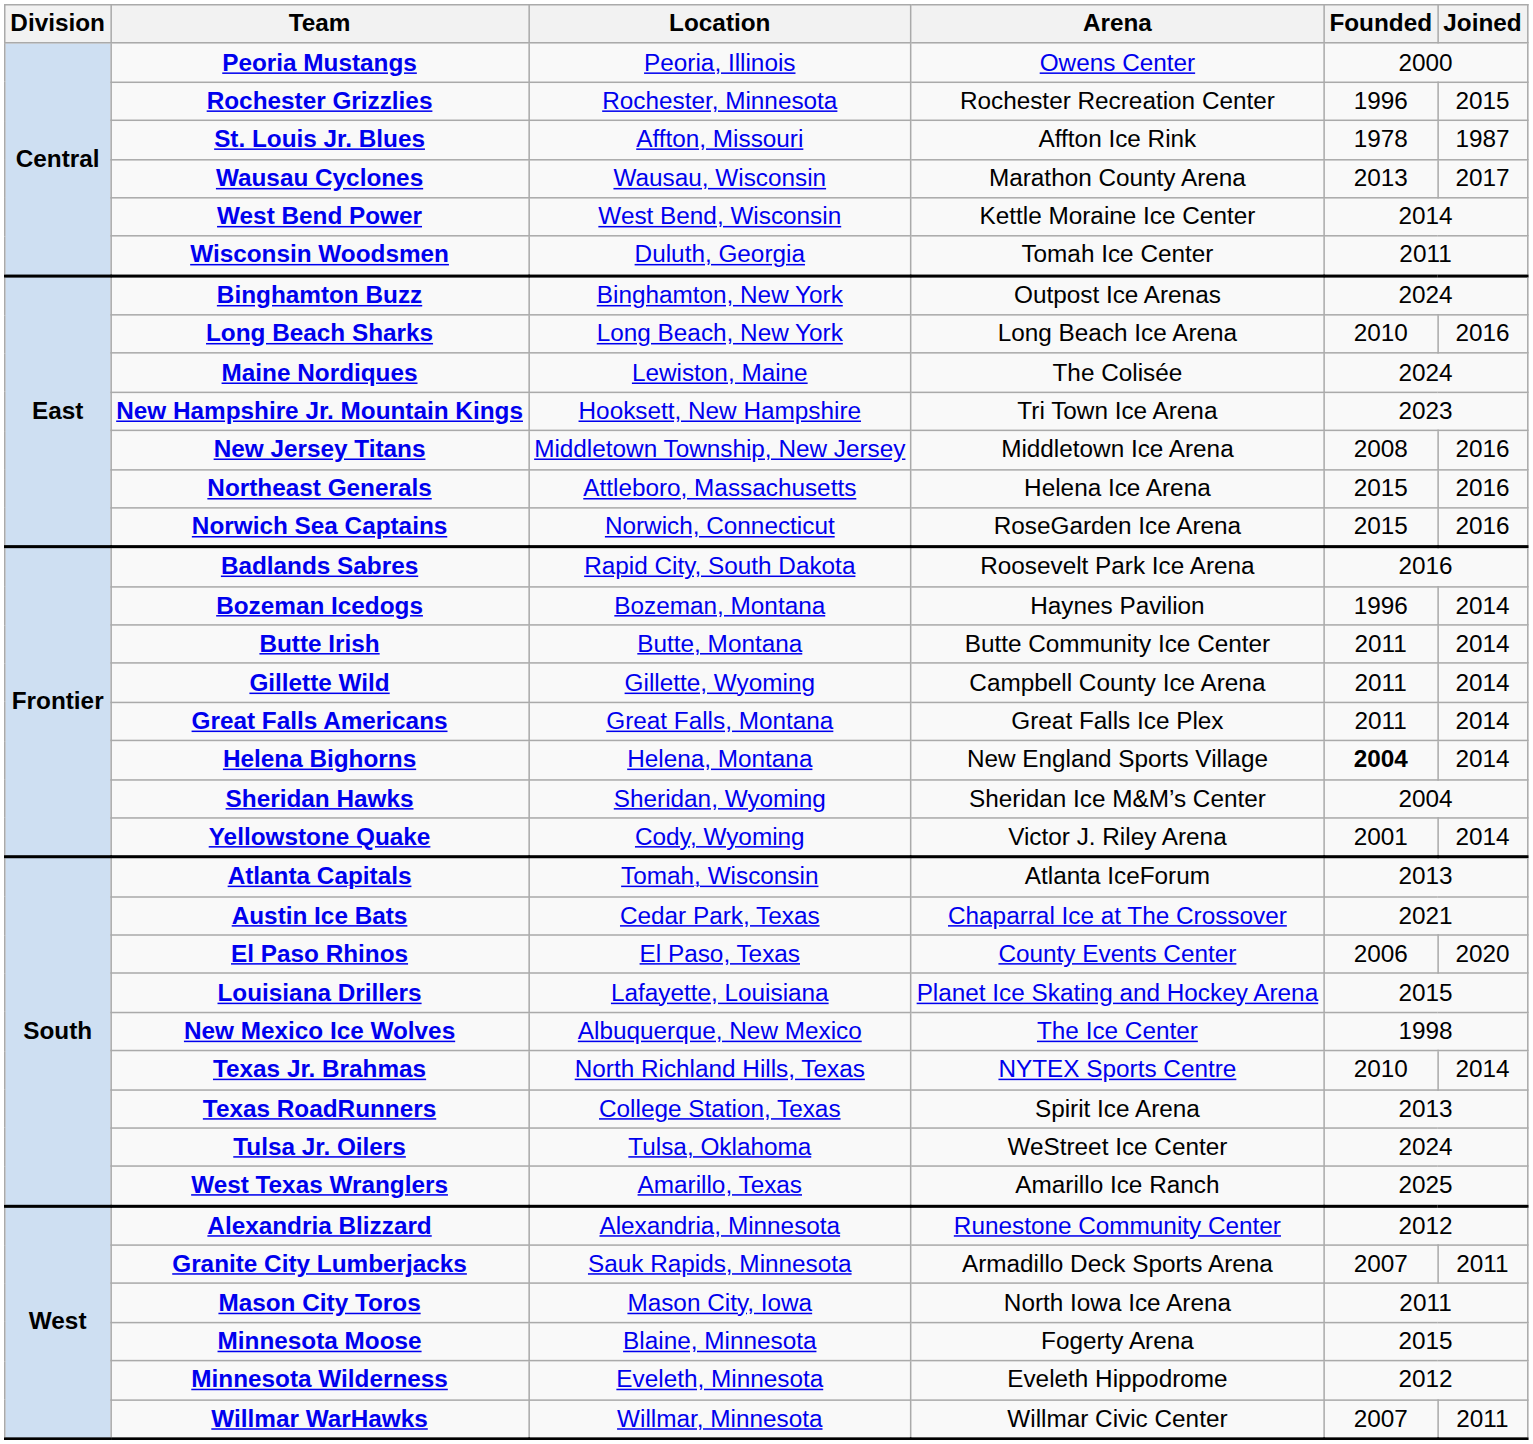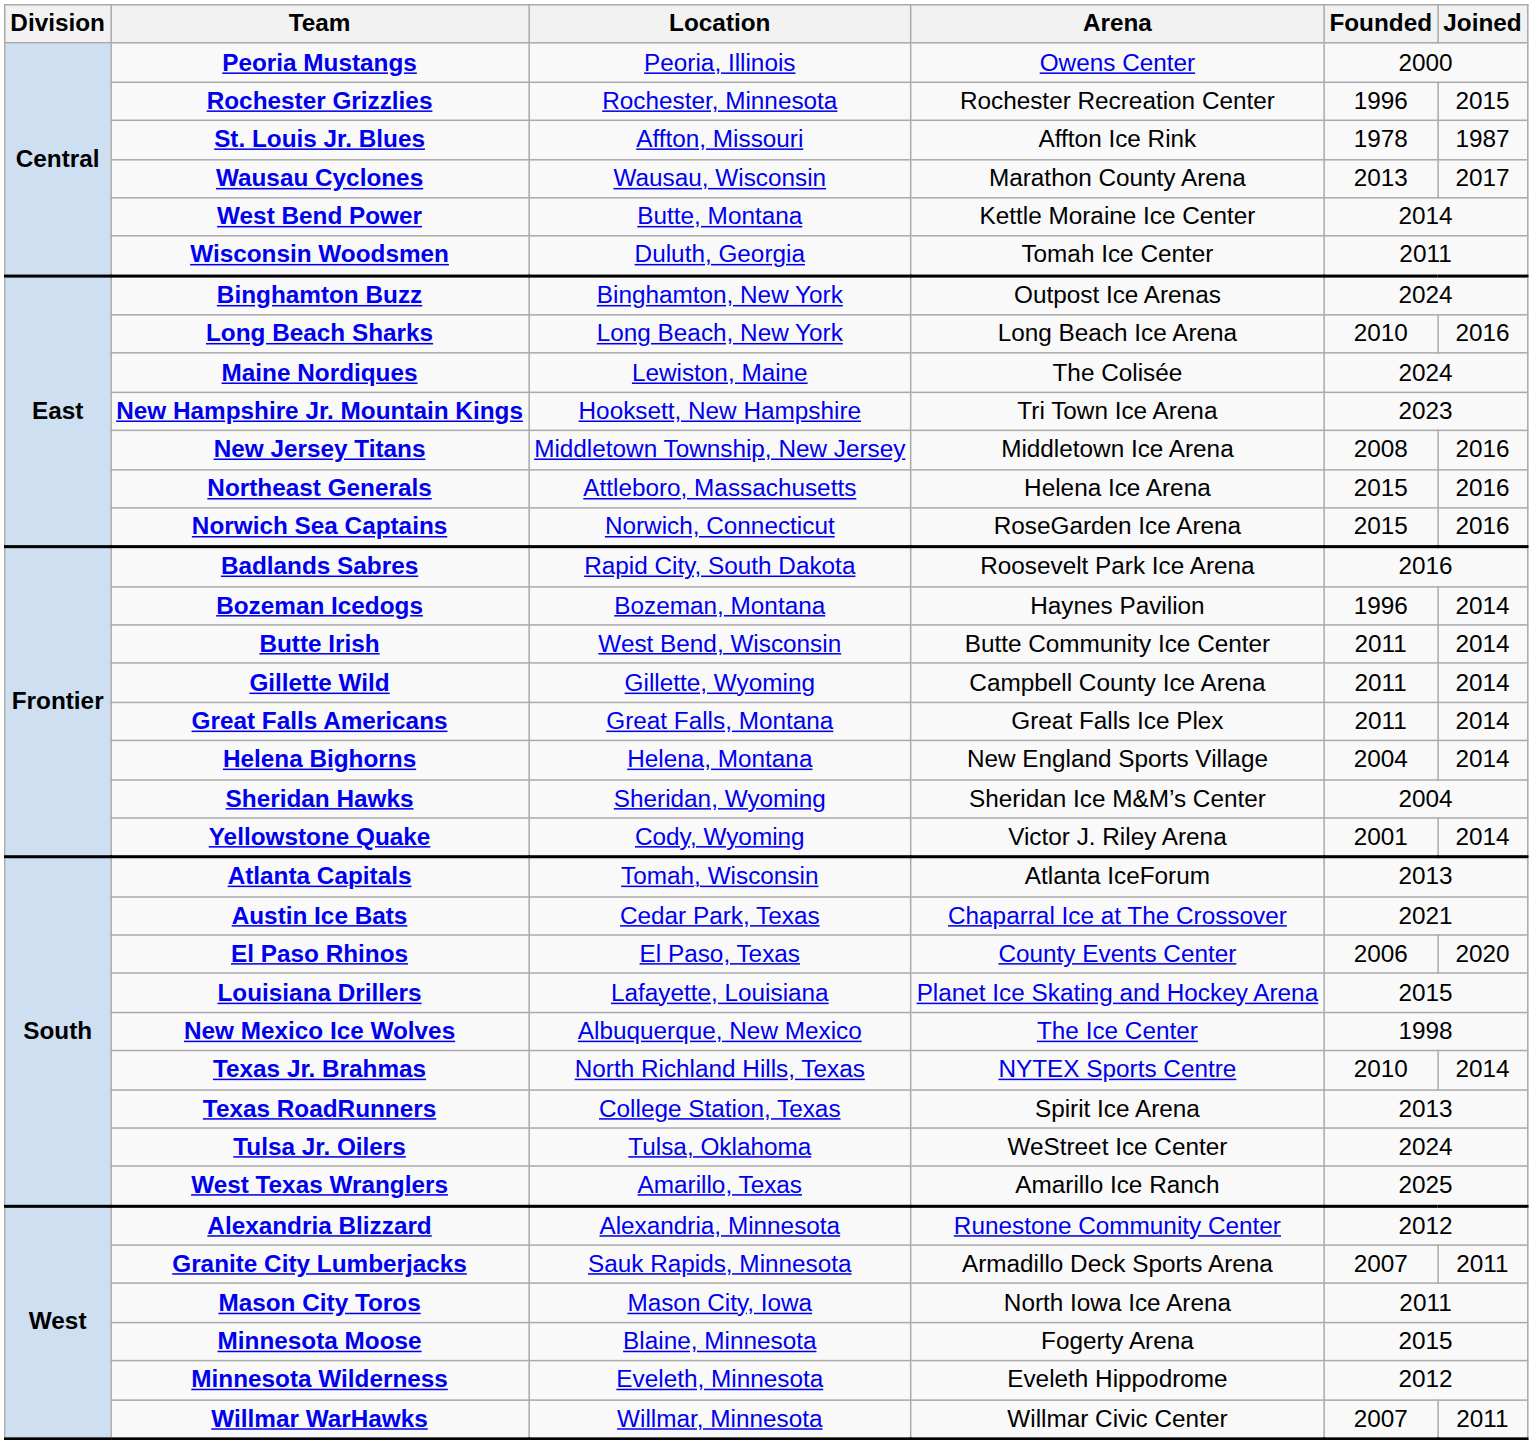(720, 216) West Bend, Wisconsin -> (720, 216) Butte, Montana
(720, 643) Butte, Montana -> (720, 643) West Bend, Wisconsin
(1381, 759) bold -> (1381, 759) normal
